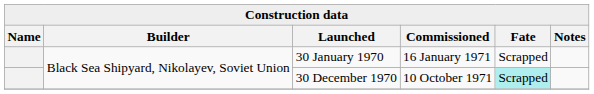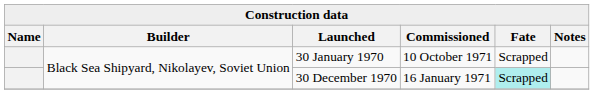(447, 57) 16 January 1971 -> (448, 57) 10 October 1971
(448, 78) 10 October 1971 -> (447, 78) 16 January 1971
